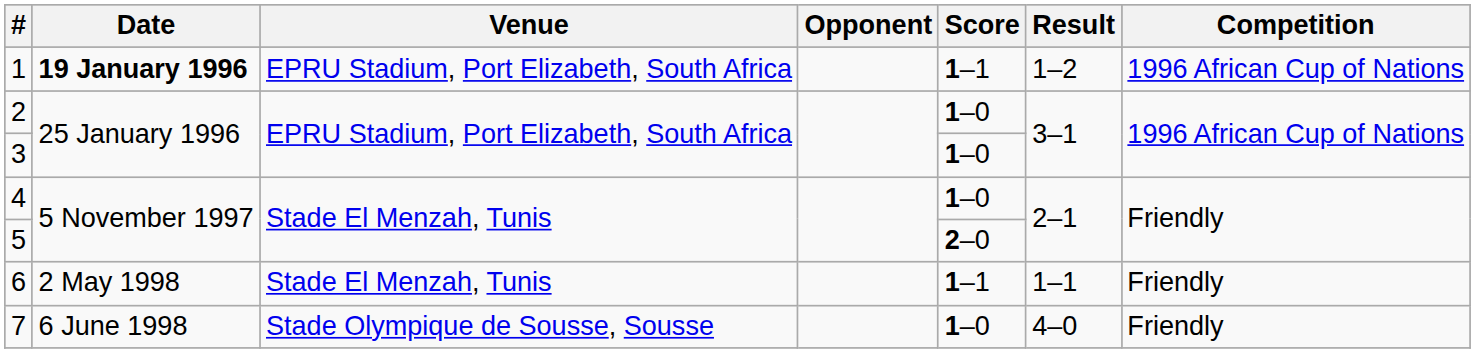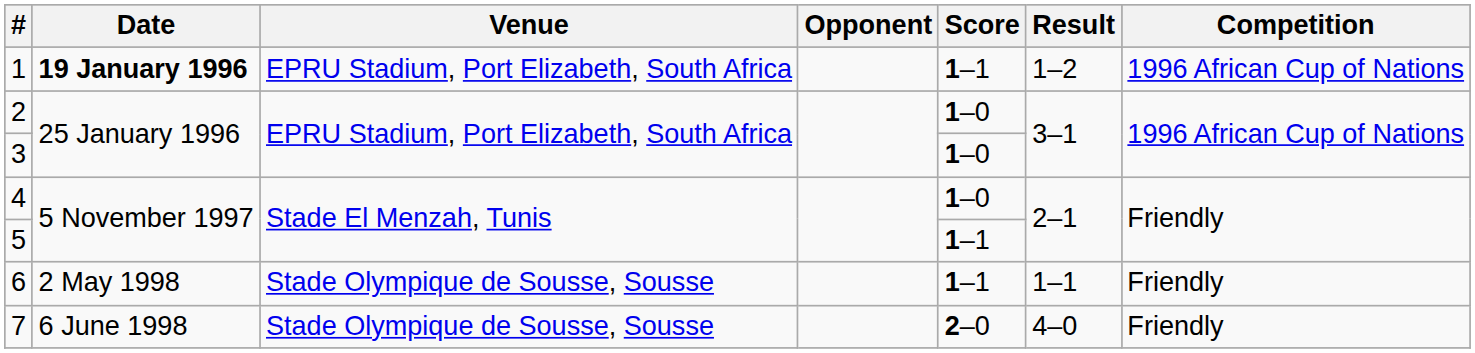(967, 240) 2–0 -> (967, 240) 1–1
(409, 283) Stade El Menzah, Tunis -> (490, 283) Stade Olympique de Sousse, Sousse
(967, 326) 1–0 -> (967, 326) 2–0
